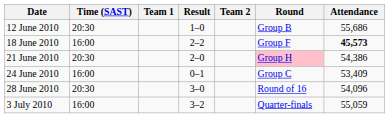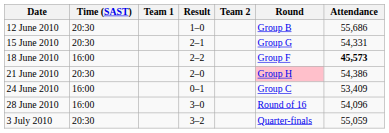+ row: (33, 43)
(83, 89) 20:30 -> (83, 105) 16:00
(83, 105) 16:00 -> (83, 120) 20:30
